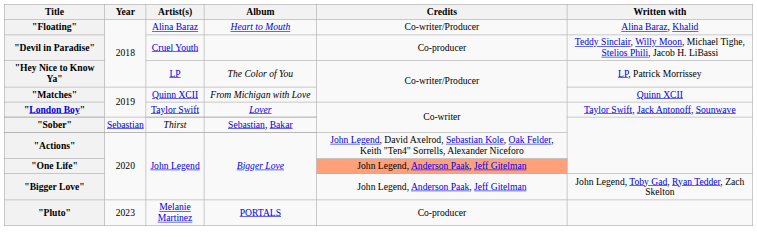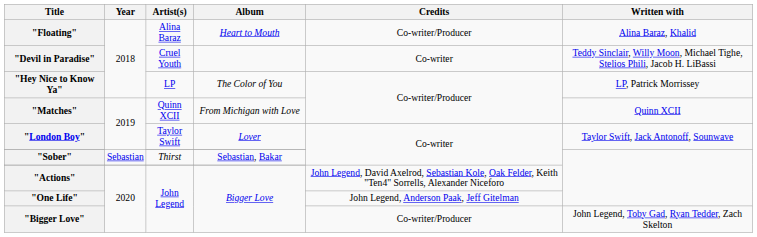(442, 47) Co-producer -> (434, 58) Co-writer
(442, 166) lightsalmon background -> (434, 198) no background
(442, 186) John Legend, Anderson Paak, Jeff Gitelman -> (434, 219) Co-writer/Producer
- row: (55, 212)
